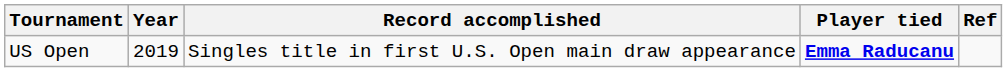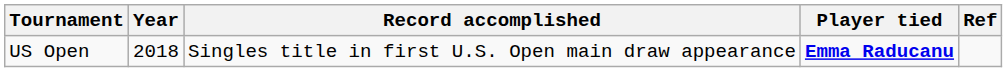(156, 51) 2019 -> (156, 51) 2018
